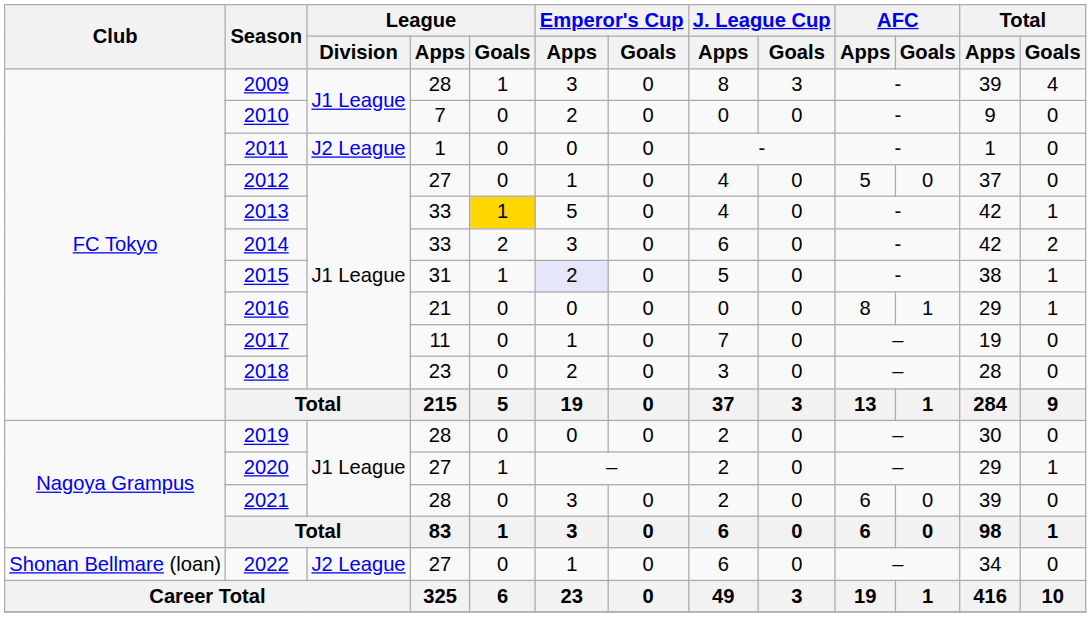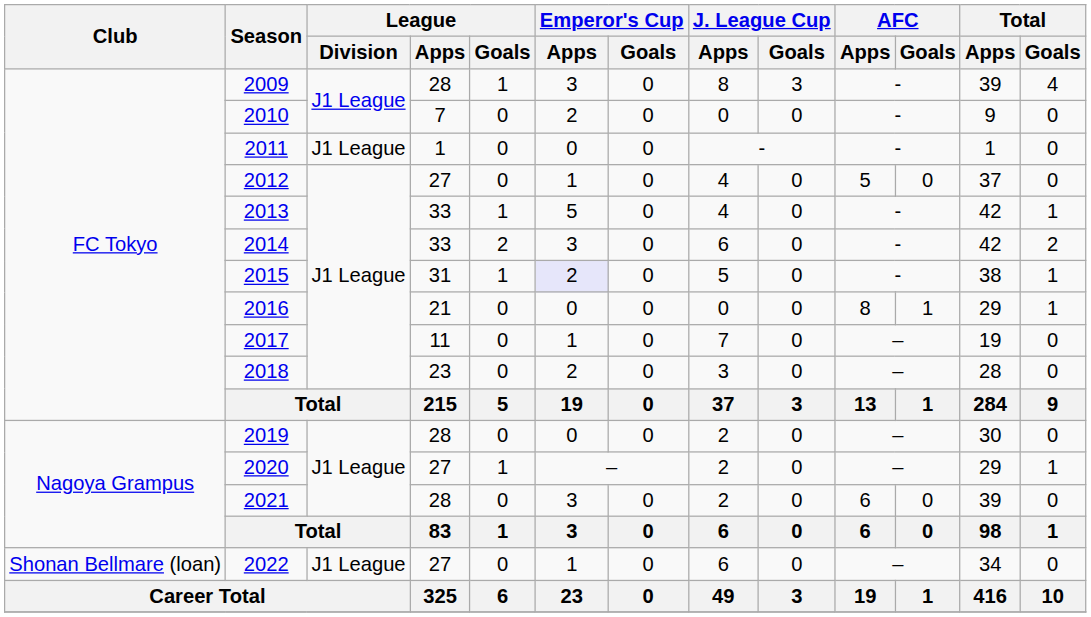(358, 148) J2 League -> (358, 148) J1 League
(503, 212) gold background -> (503, 212) no background
(358, 564) J2 League -> (358, 564) J1 League
